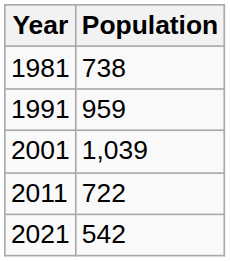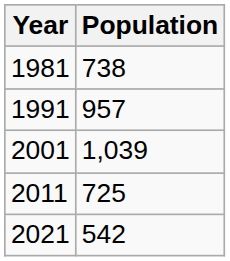(104, 109) 959 -> (104, 109) 957
(104, 192) 722 -> (104, 192) 725
